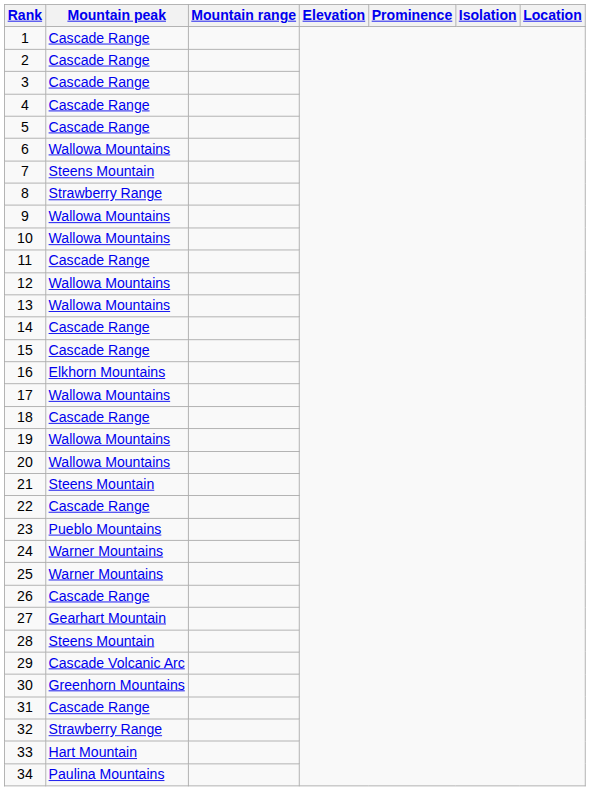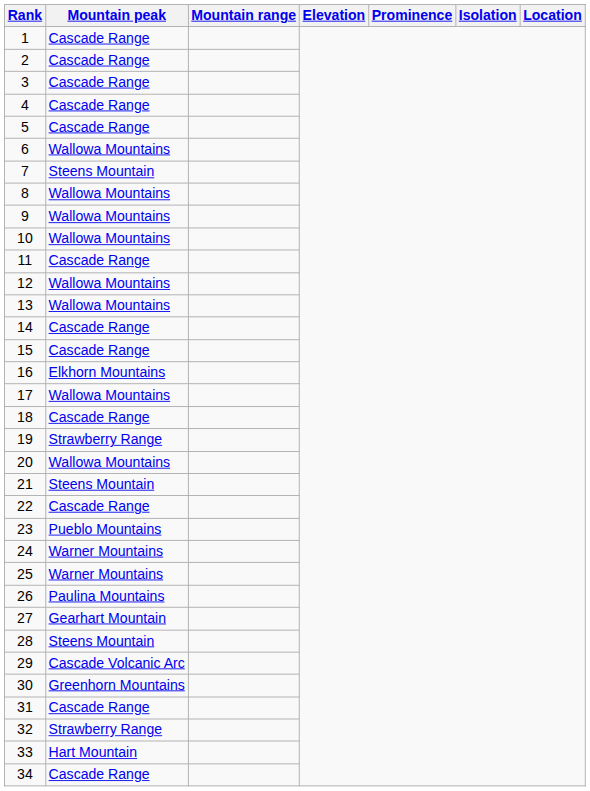(105, 194) Strawberry Range -> (109, 194) Wallowa Mountains
(109, 439) Wallowa Mountains -> (105, 439) Strawberry Range
(99, 596) Cascade Range -> (107, 596) Paulina Mountains
(107, 774) Paulina Mountains -> (99, 774) Cascade Range
